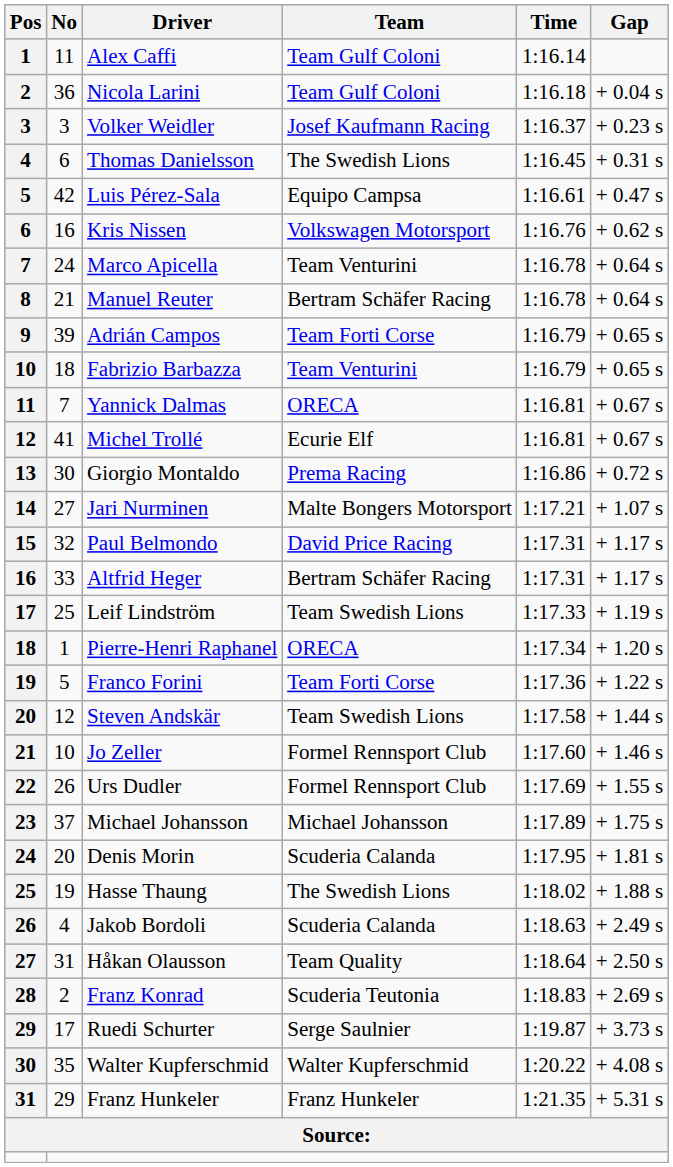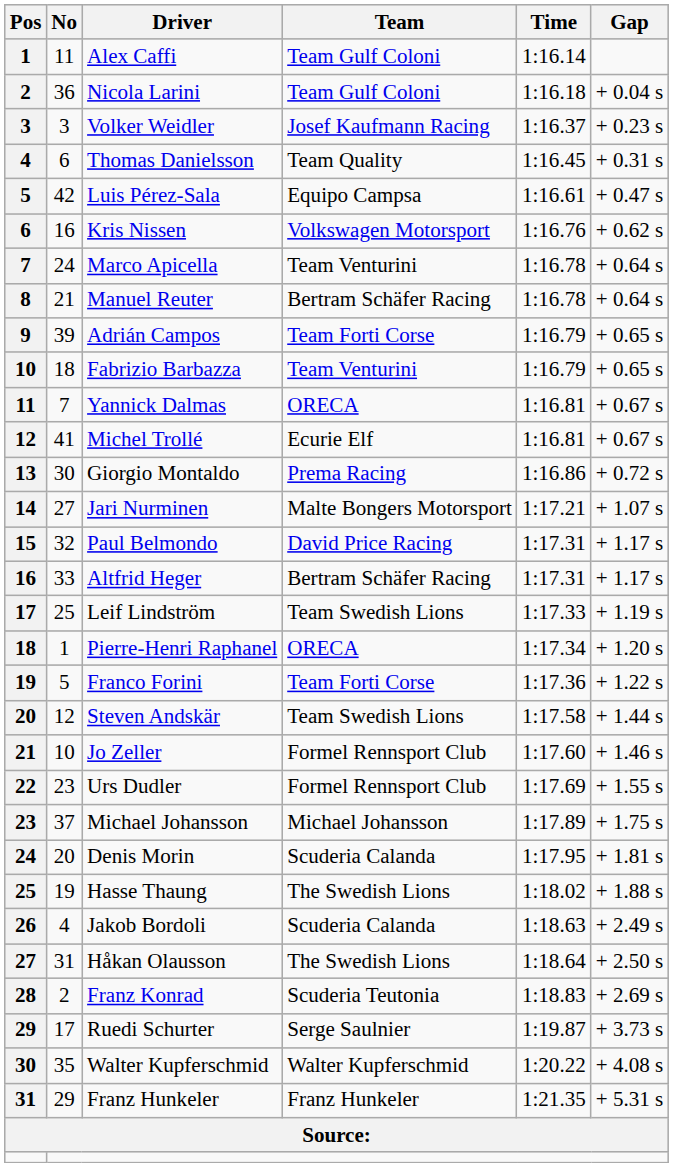(369, 160) The Swedish Lions -> (345, 160) Team Quality
(64, 786) 26 -> (64, 786) 23
(345, 960) Team Quality -> (369, 960) The Swedish Lions
